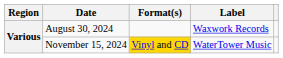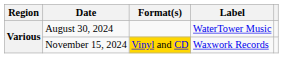(231, 28) Waxwork Records -> (232, 28) WaterTower Music
(232, 45) WaterTower Music -> (231, 45) Waxwork Records
